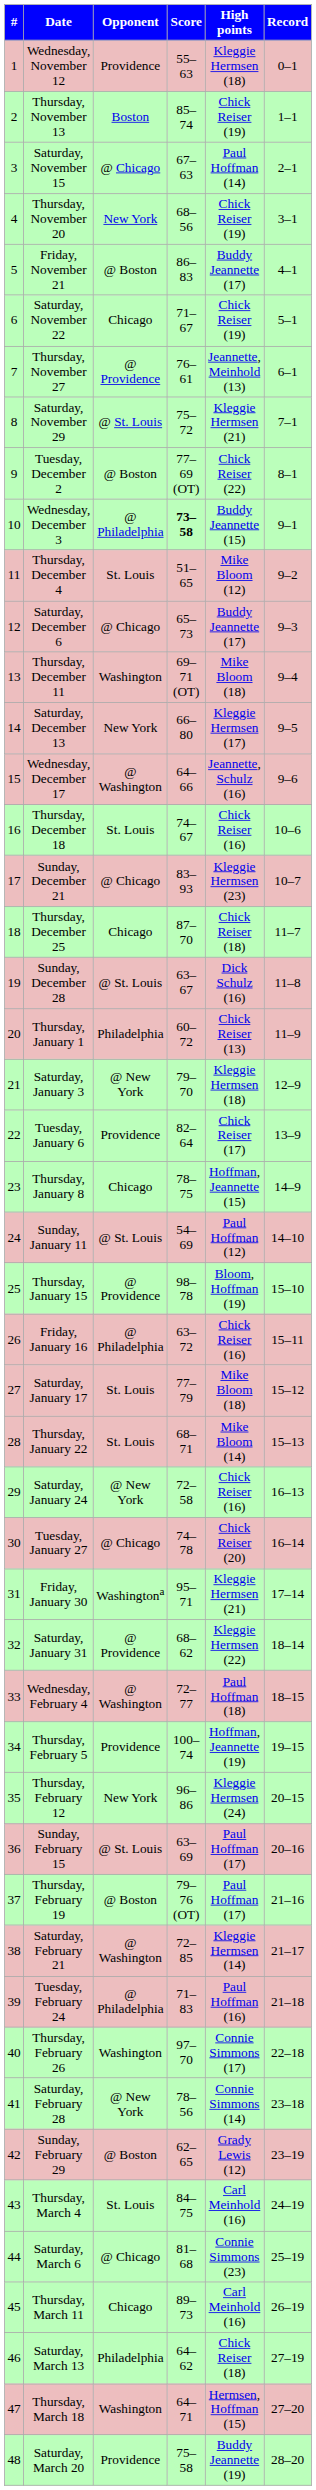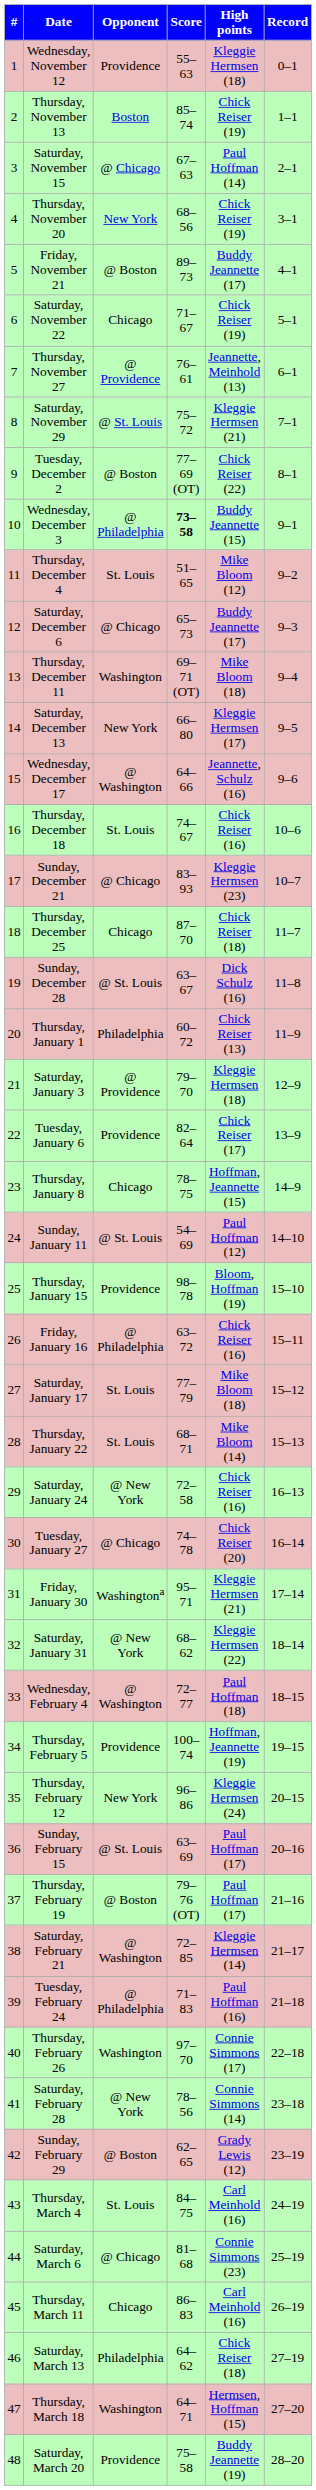(186, 269) 86–83 -> (186, 269) 89–73
(130, 1084) @ New York -> (130, 1084) @ Providence
(130, 1288) @ Providence -> (130, 1288) Providence
(130, 1645) @ Providence -> (130, 1645) @ New York
(186, 2307) 89–73 -> (186, 2307) 86–83
